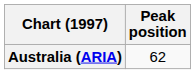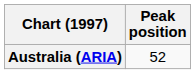(158, 56) 62 -> (158, 56) 52
